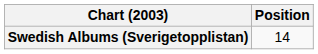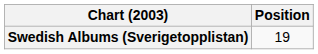(282, 37) 14 -> (282, 37) 19
